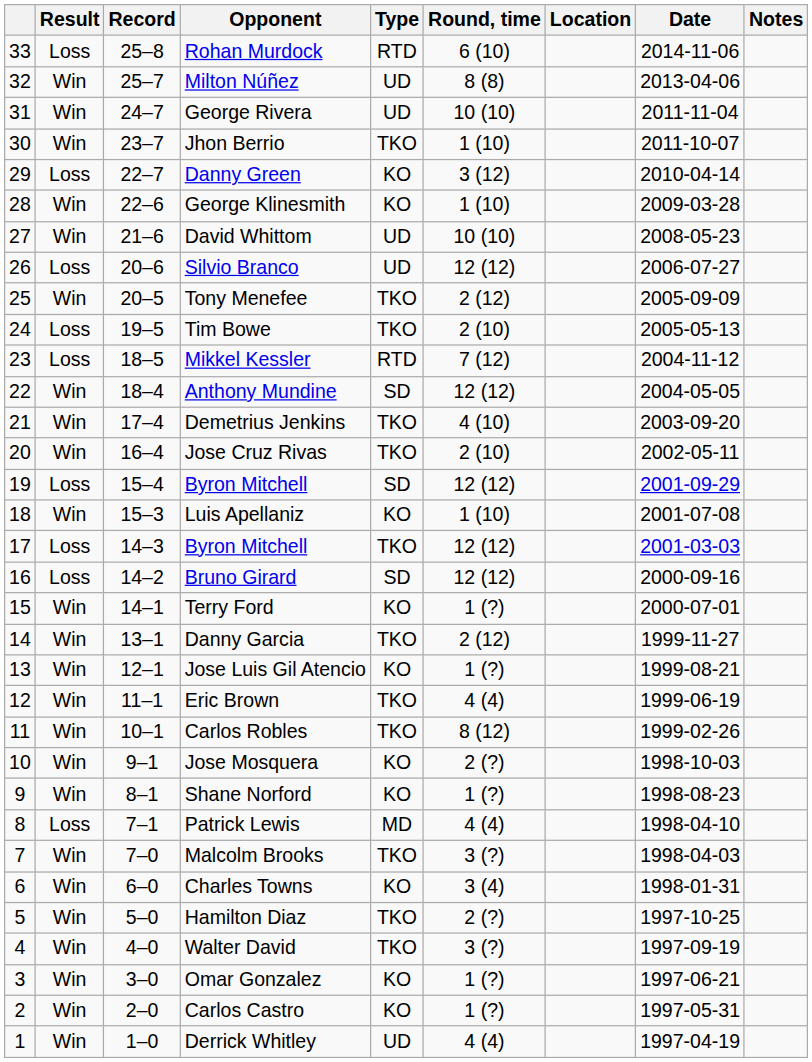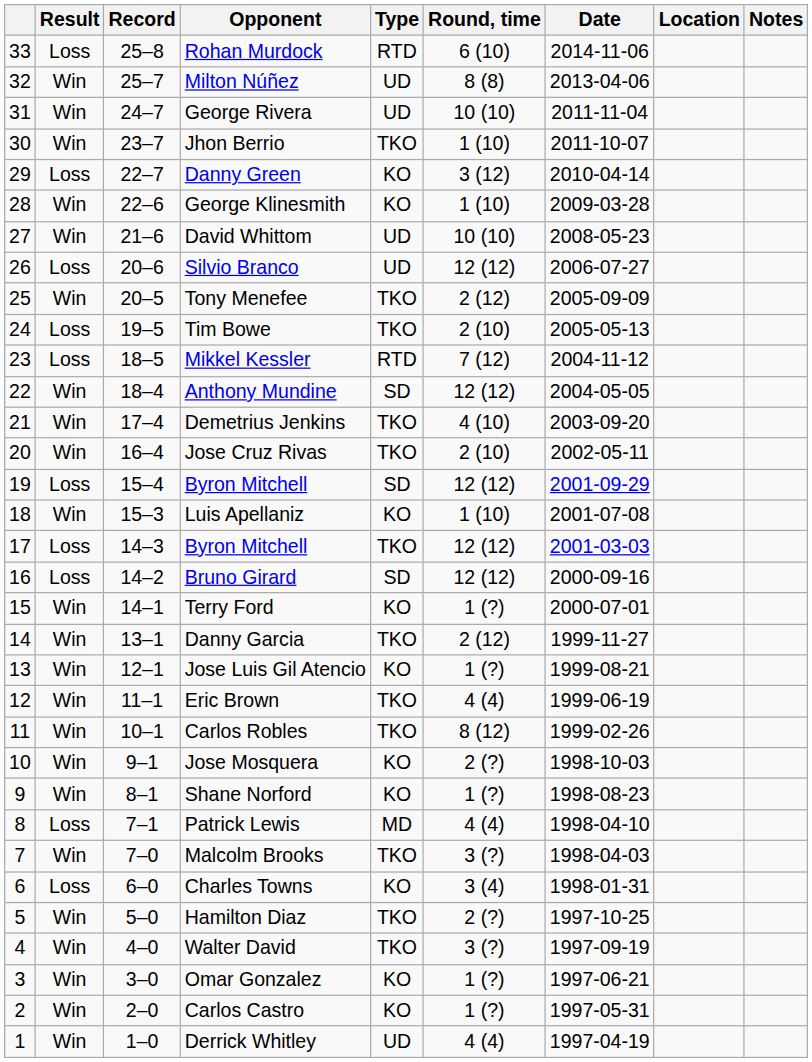columns swapped: (690, 19) <-> (590, 19)
(70, 886) Win -> (70, 886) Loss
